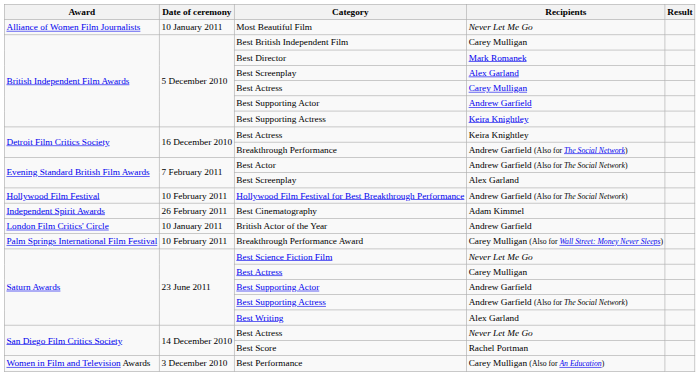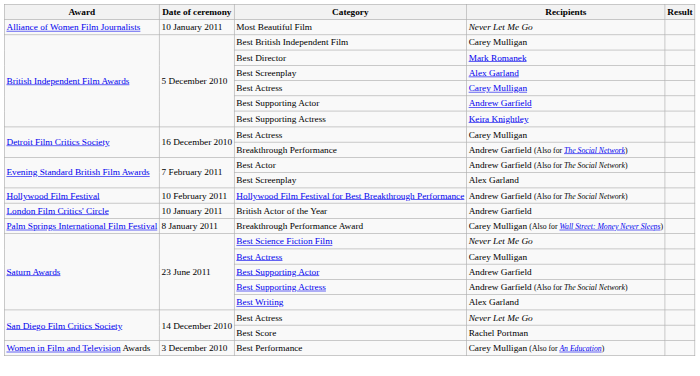(499, 134) Keira Knightley -> (498, 134) Carey Mulligan
- row: (56, 211)
(194, 241) 10 February 2011 -> (190, 226) 8 January 2011
